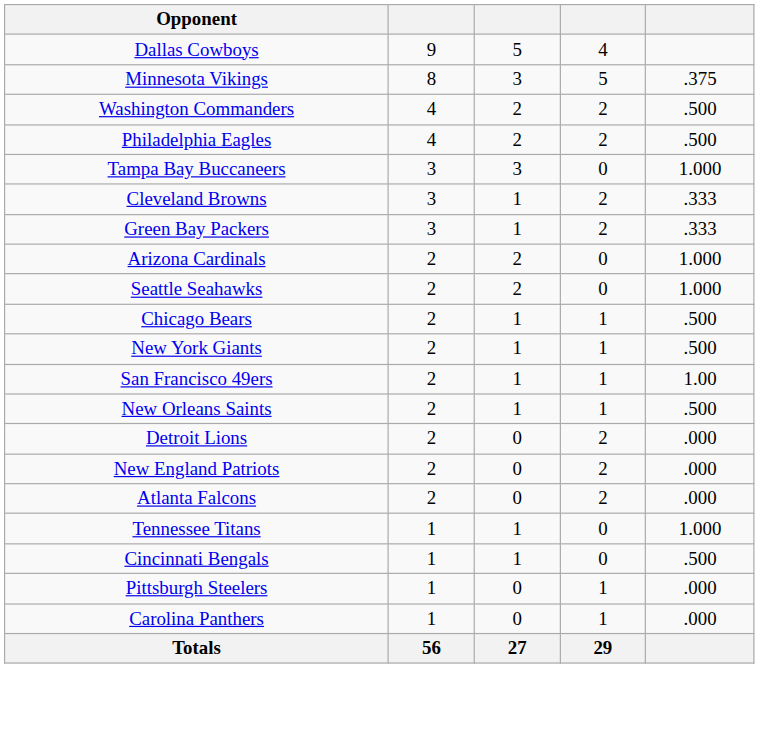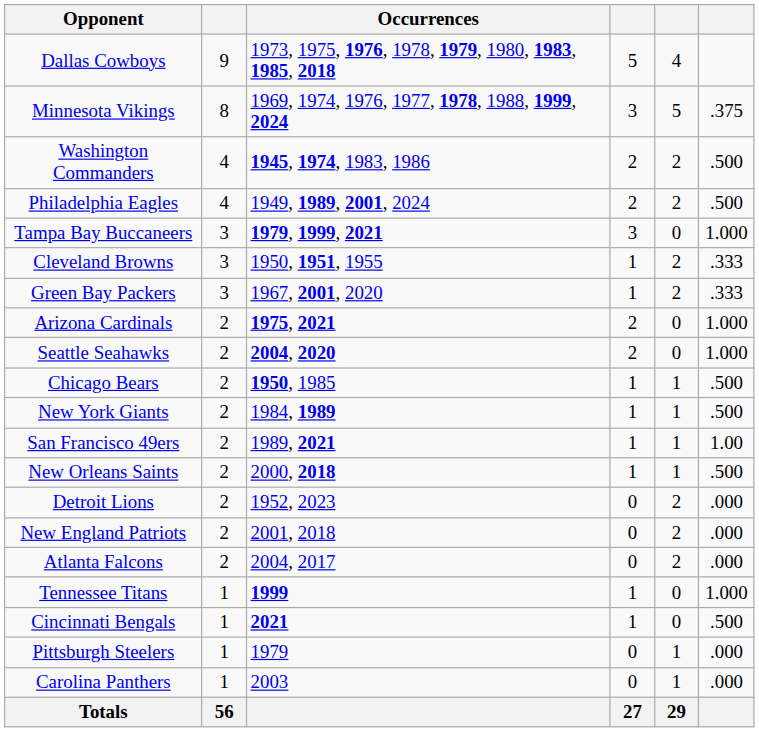+ column: (428, 19)
